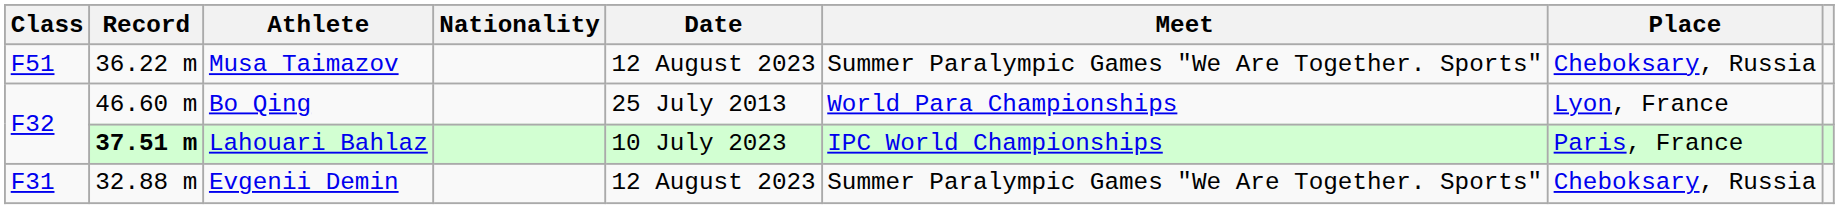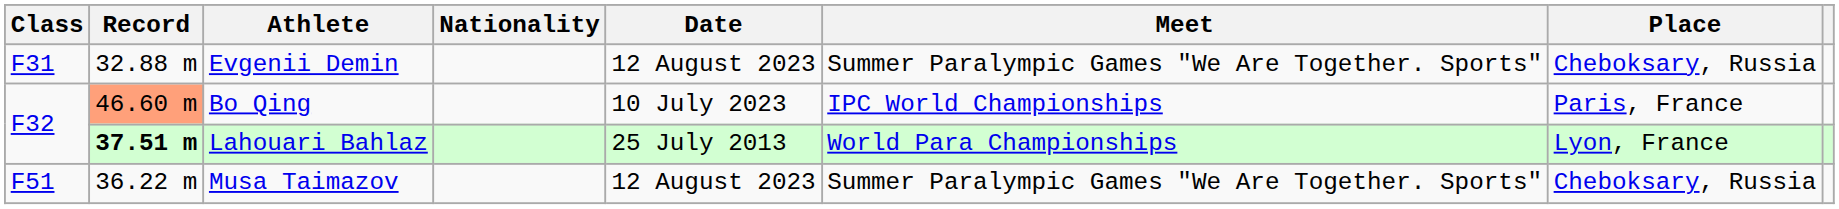rows swapped: (304, 183) <-> (304, 64)
(146, 104) no background -> (146, 104) lightsalmon background
(699, 104) 25 July 2013 -> (699, 104) 10 July 2023
(1002, 104) World Para Championships -> (995, 104) IPC World Championships
(1641, 104) Lyon, France -> (1648, 104) Paris, France
(699, 144) 10 July 2023 -> (699, 144) 25 July 2013
(995, 144) IPC World Championships -> (1002, 144) World Para Championships
(1648, 144) Paris, France -> (1641, 144) Lyon, France
